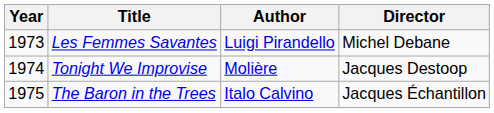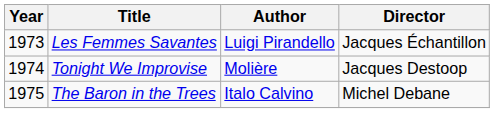(396, 42) Michel Debane -> (414, 42) Jacques Échantillon
(414, 94) Jacques Échantillon -> (396, 94) Michel Debane
